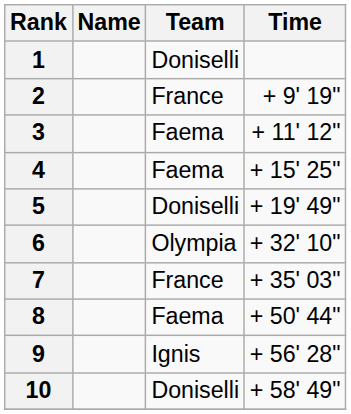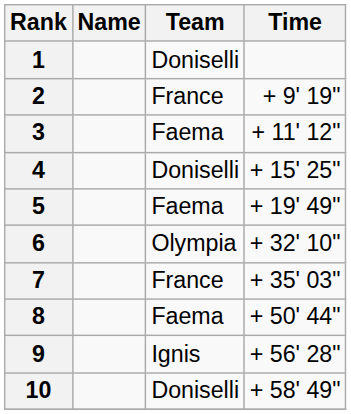(187, 170) Faema -> (195, 170) Doniselli
(195, 206) Doniselli -> (187, 206) Faema
